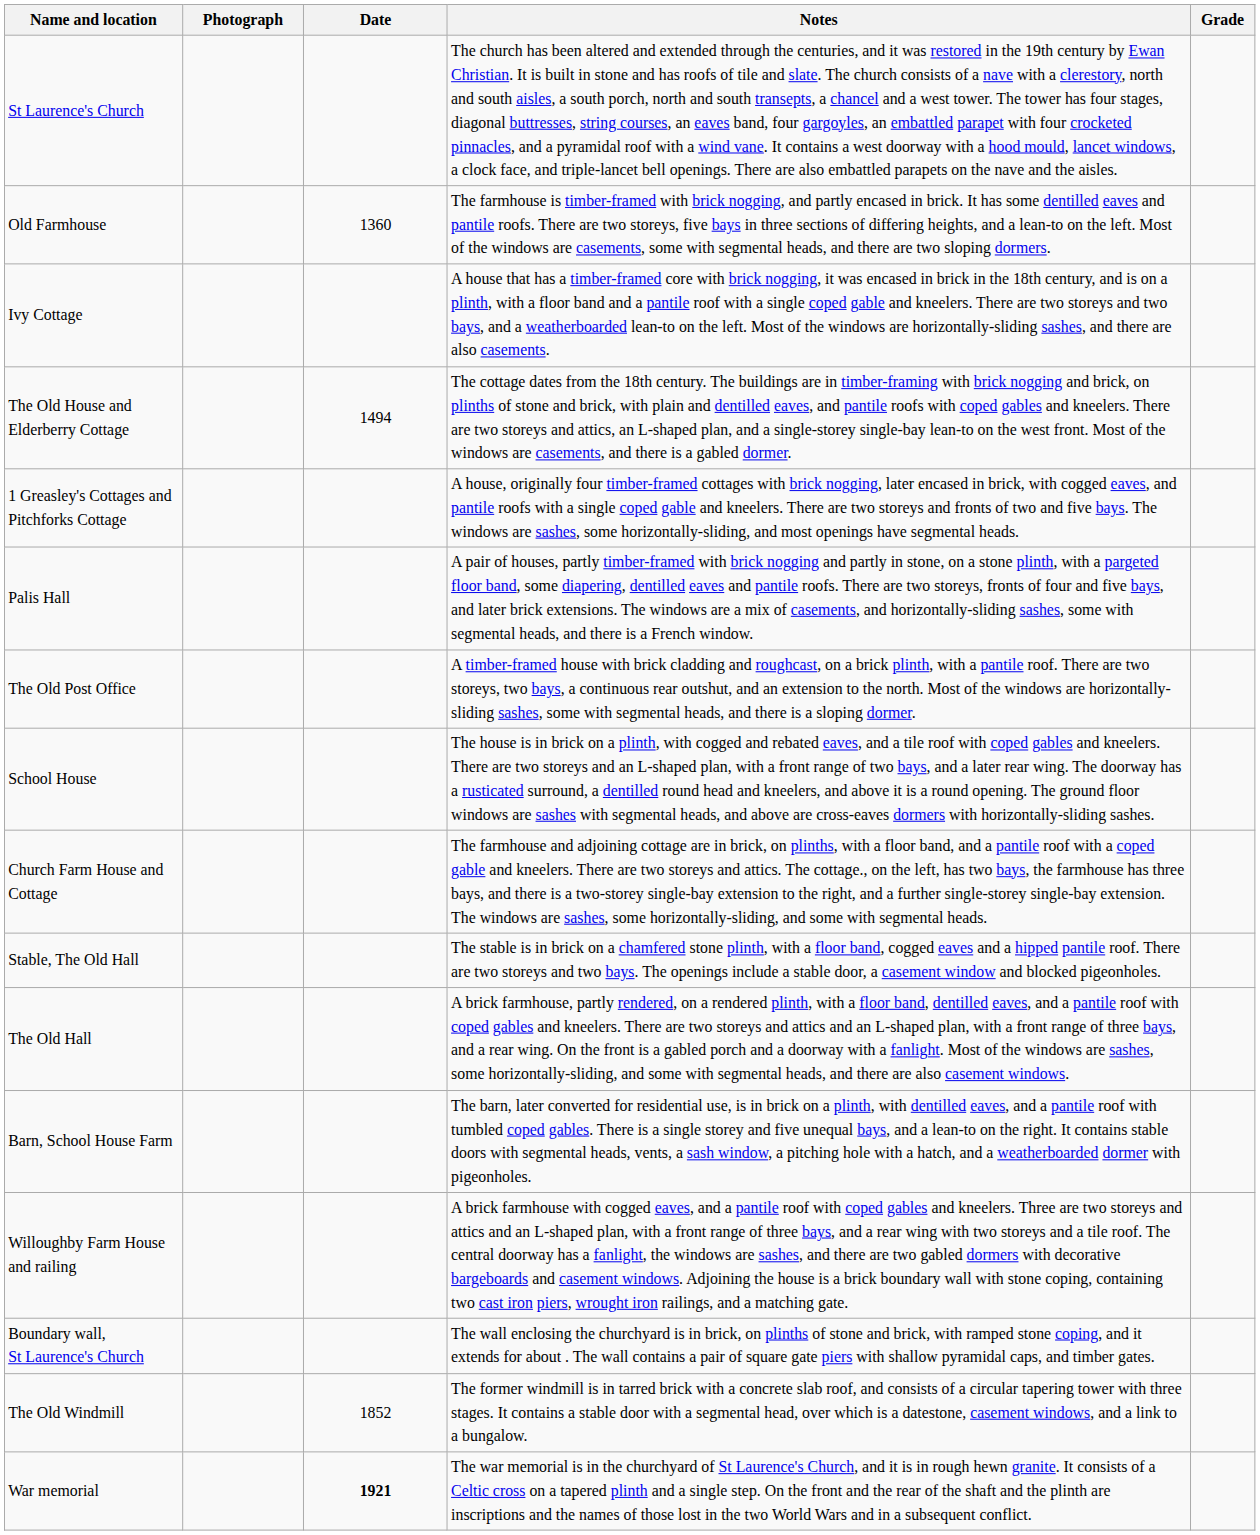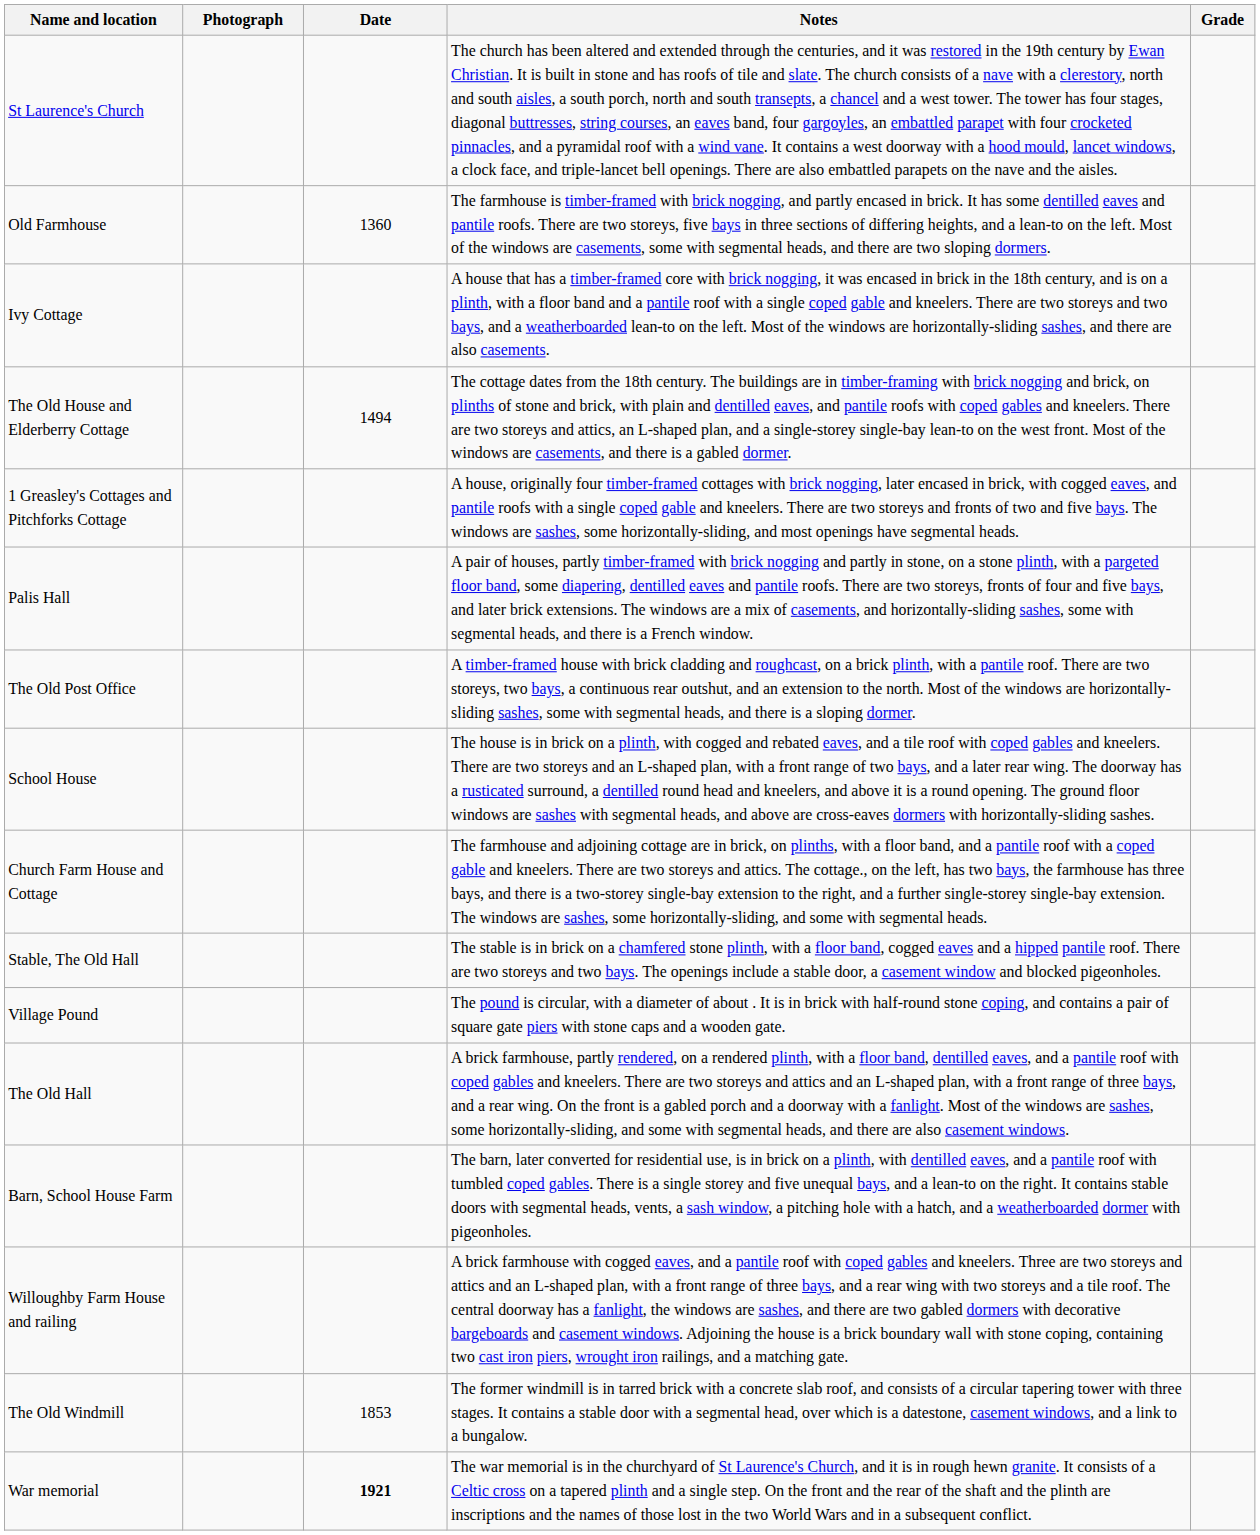+ row: (53, 1015)
- row: (76, 1345)
(375, 1412) 1852 -> (375, 1412) 1853
